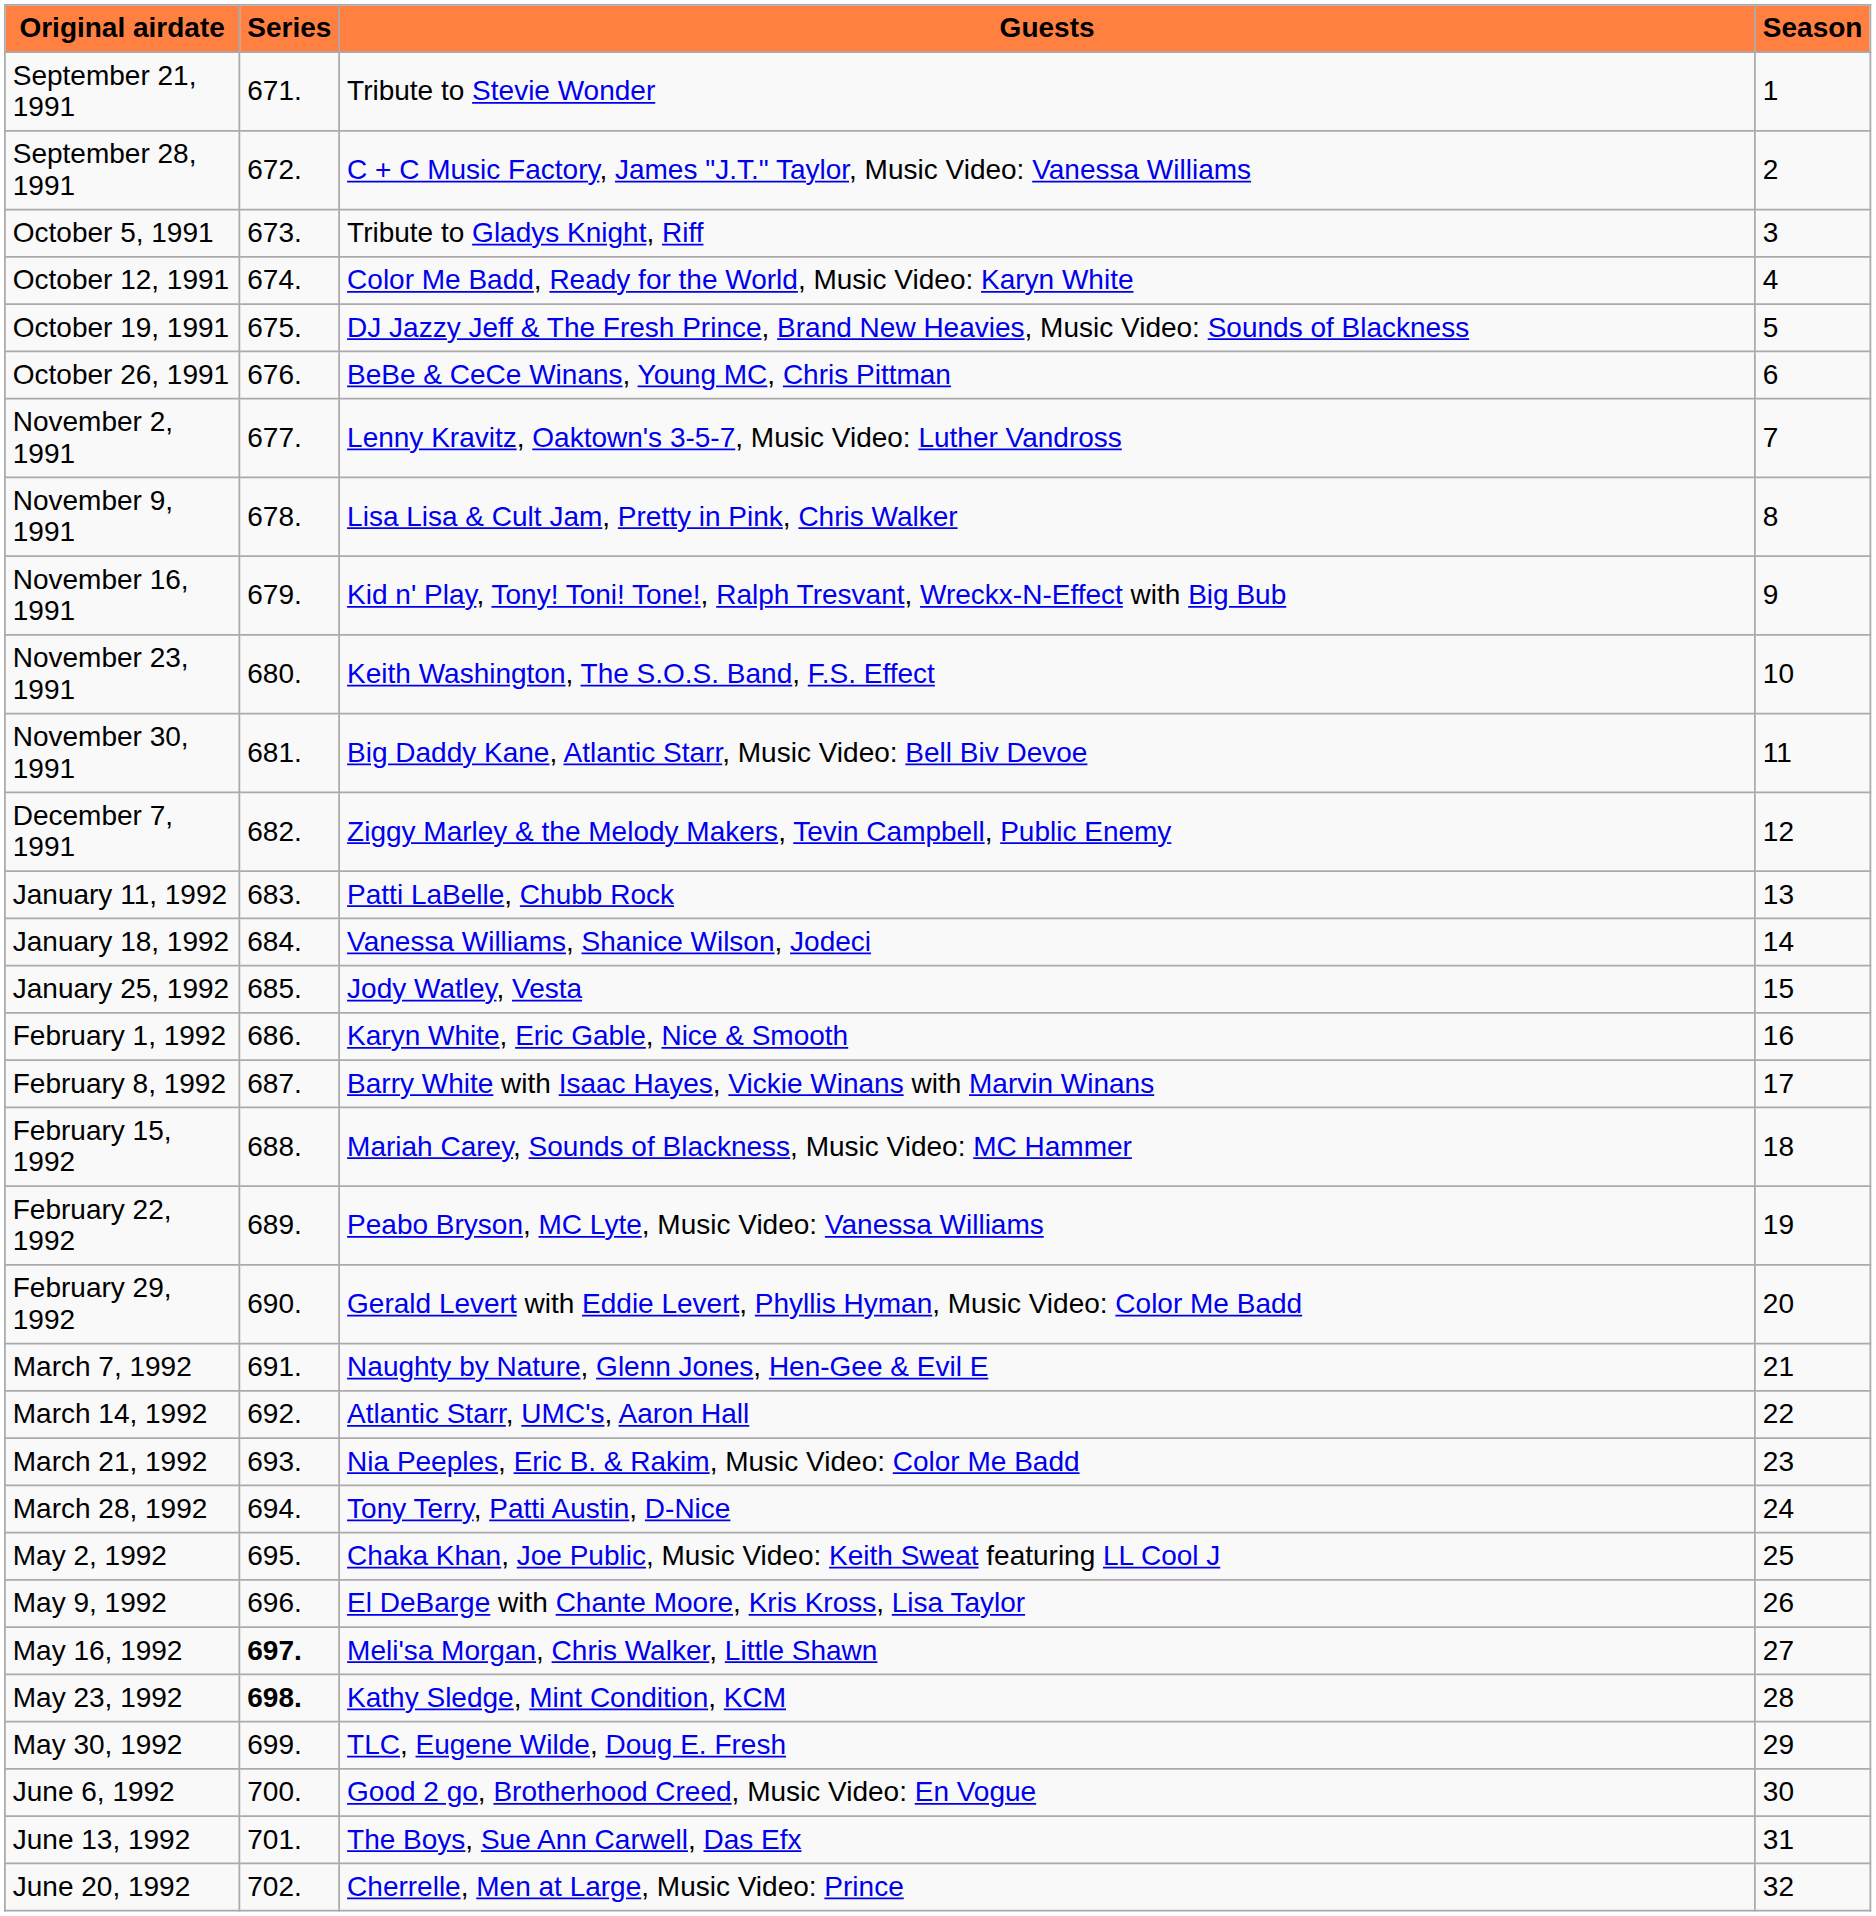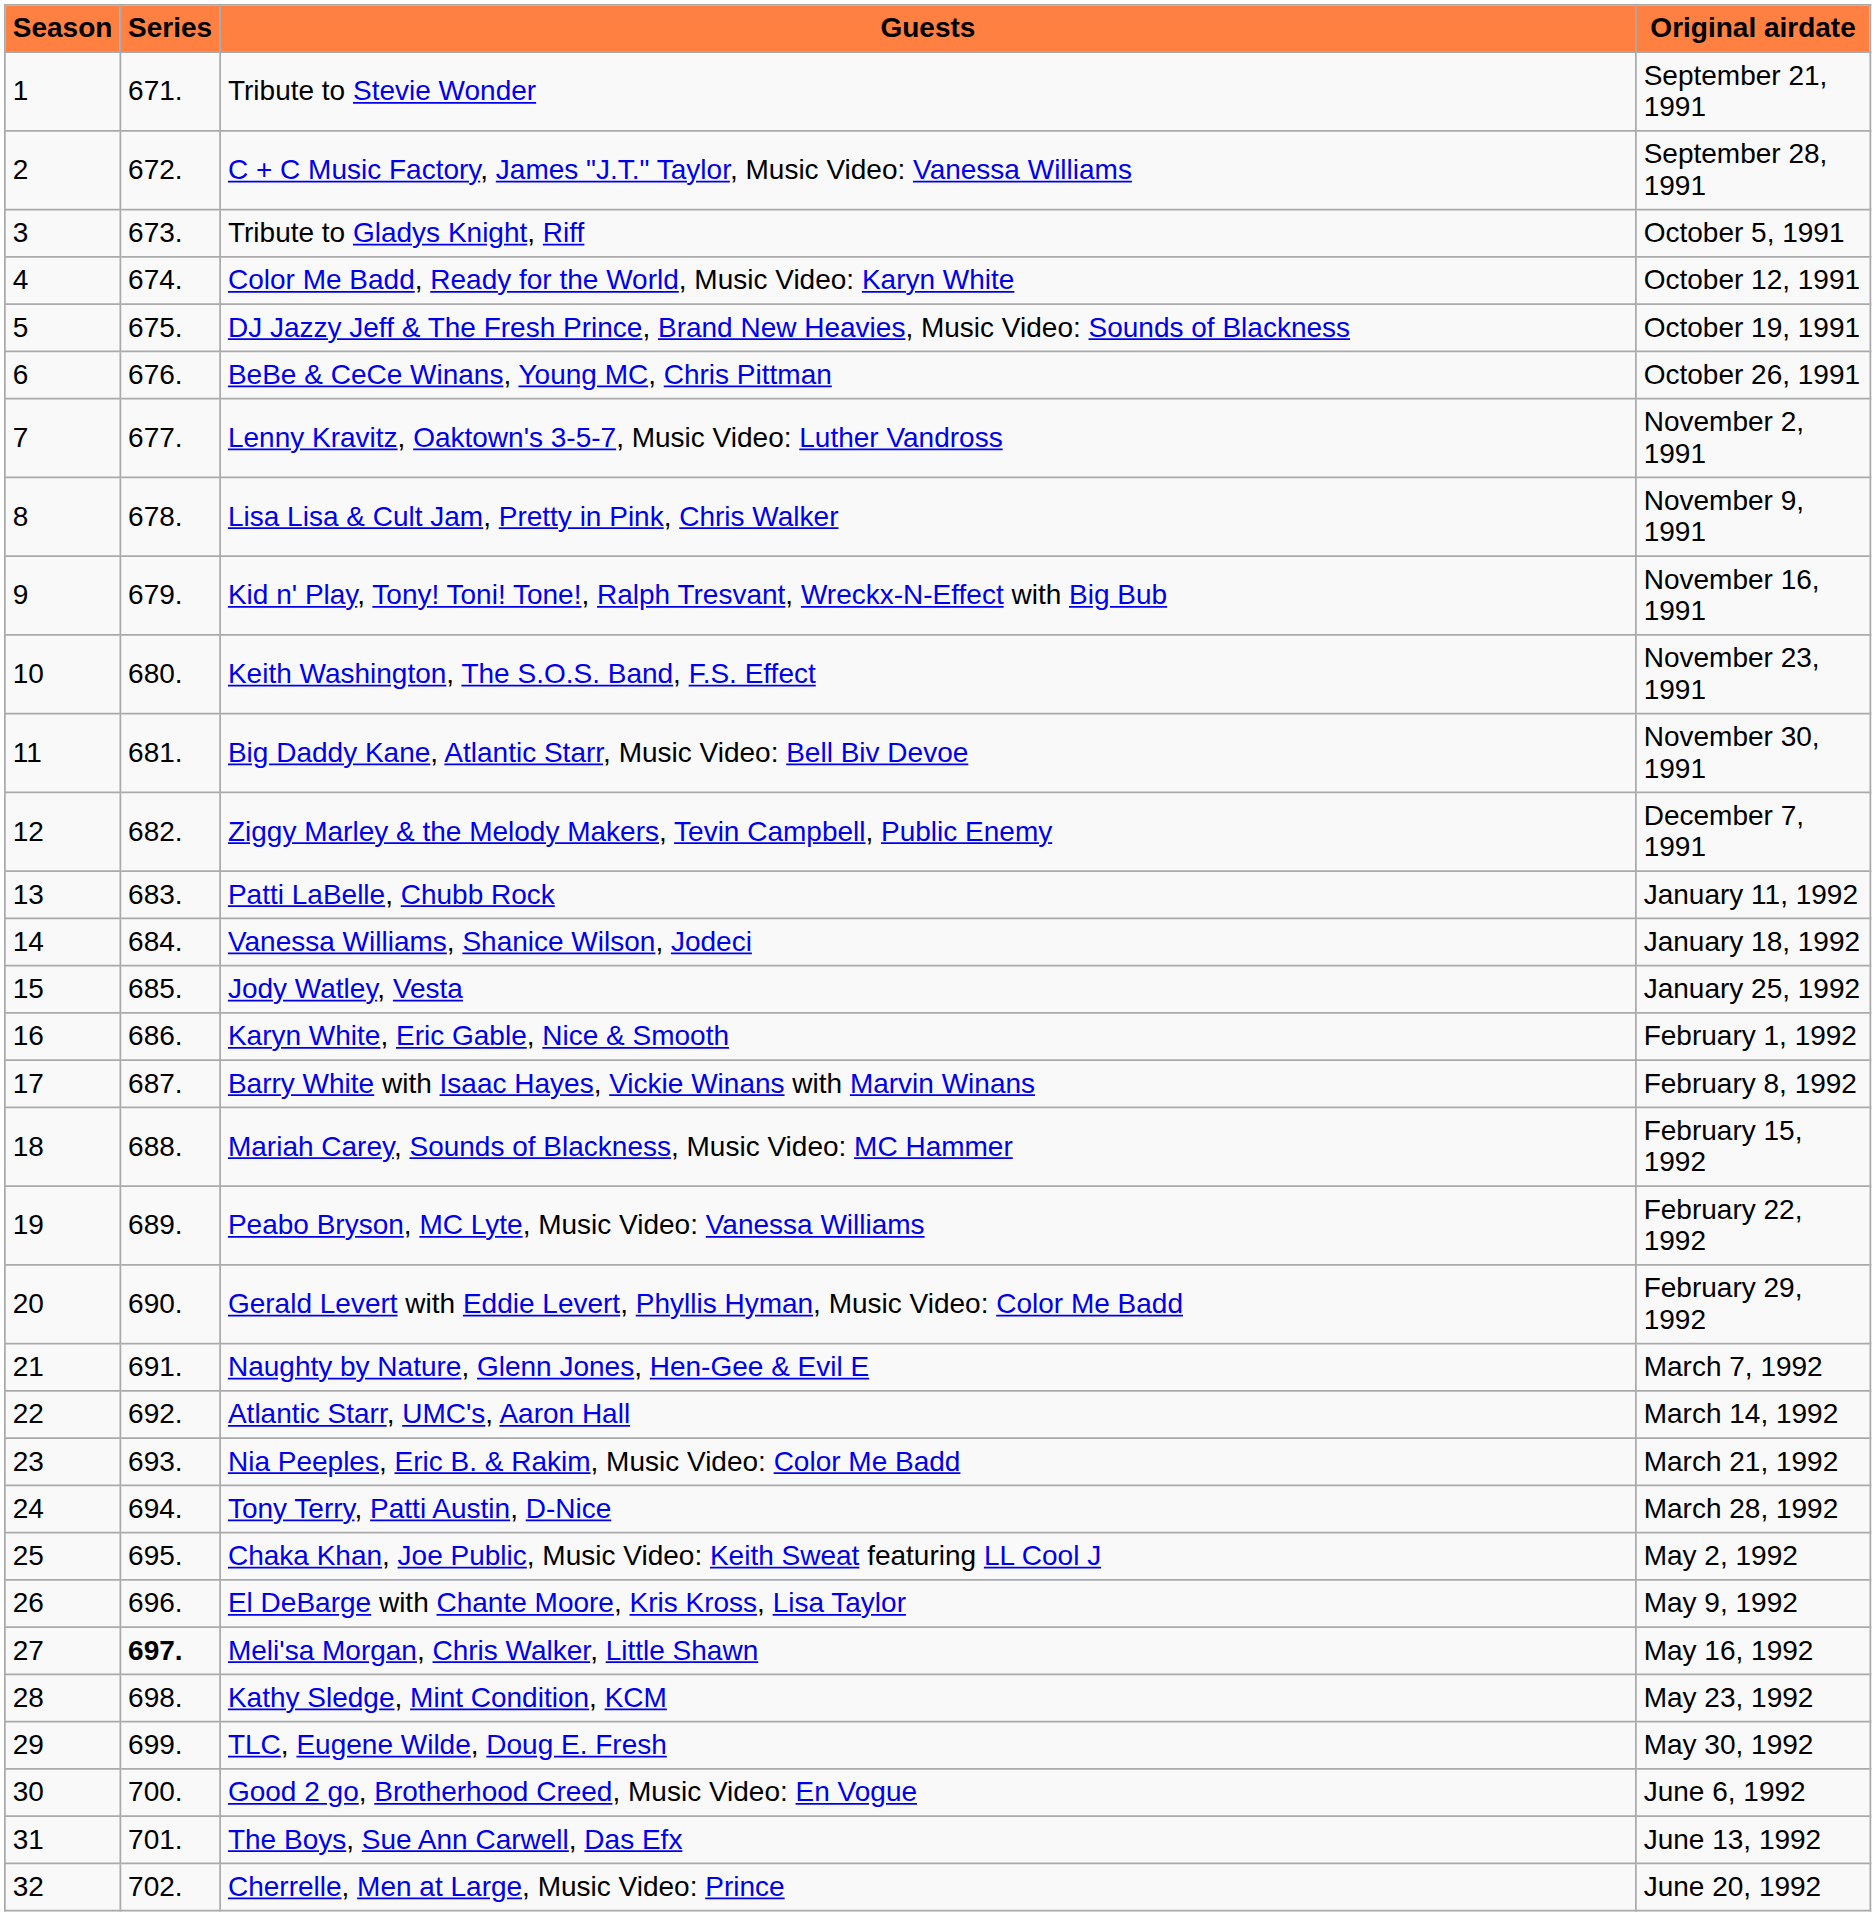columns swapped: (1813, 28) <-> (122, 28)
(274, 1697) bold -> (155, 1697) normal
